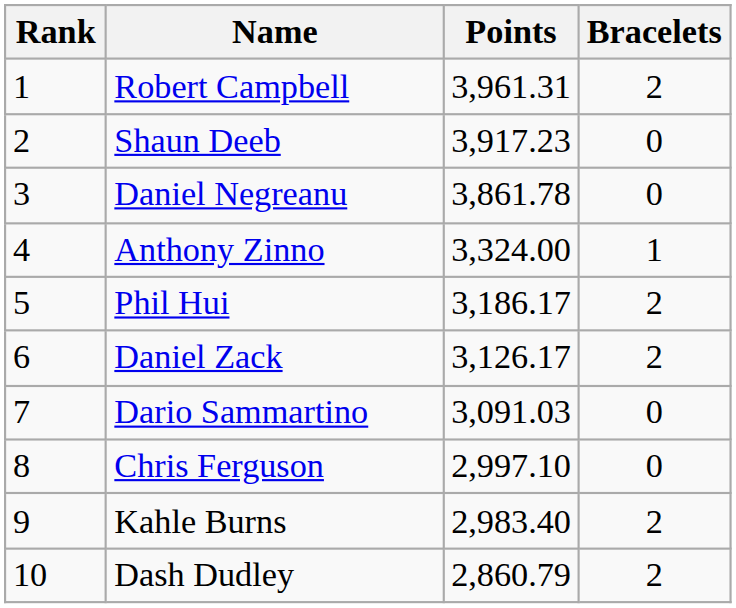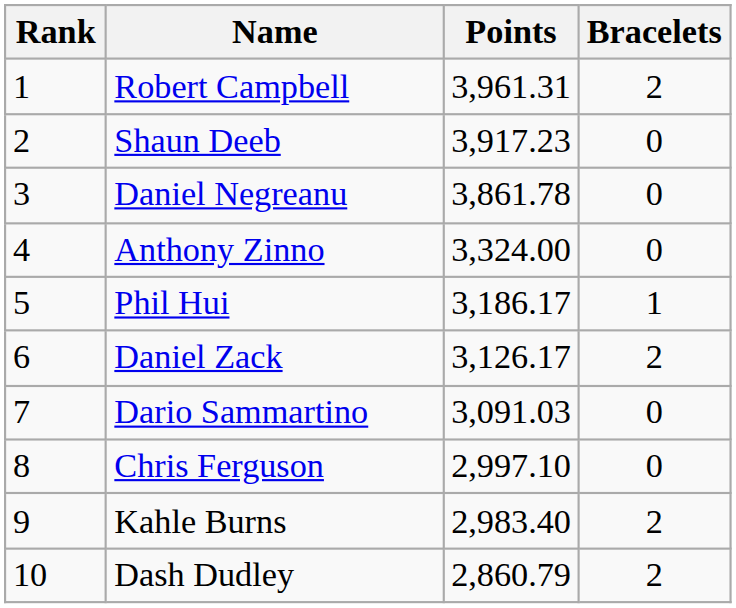(654, 248) 1 -> (654, 248) 0
(654, 303) 2 -> (654, 303) 1
